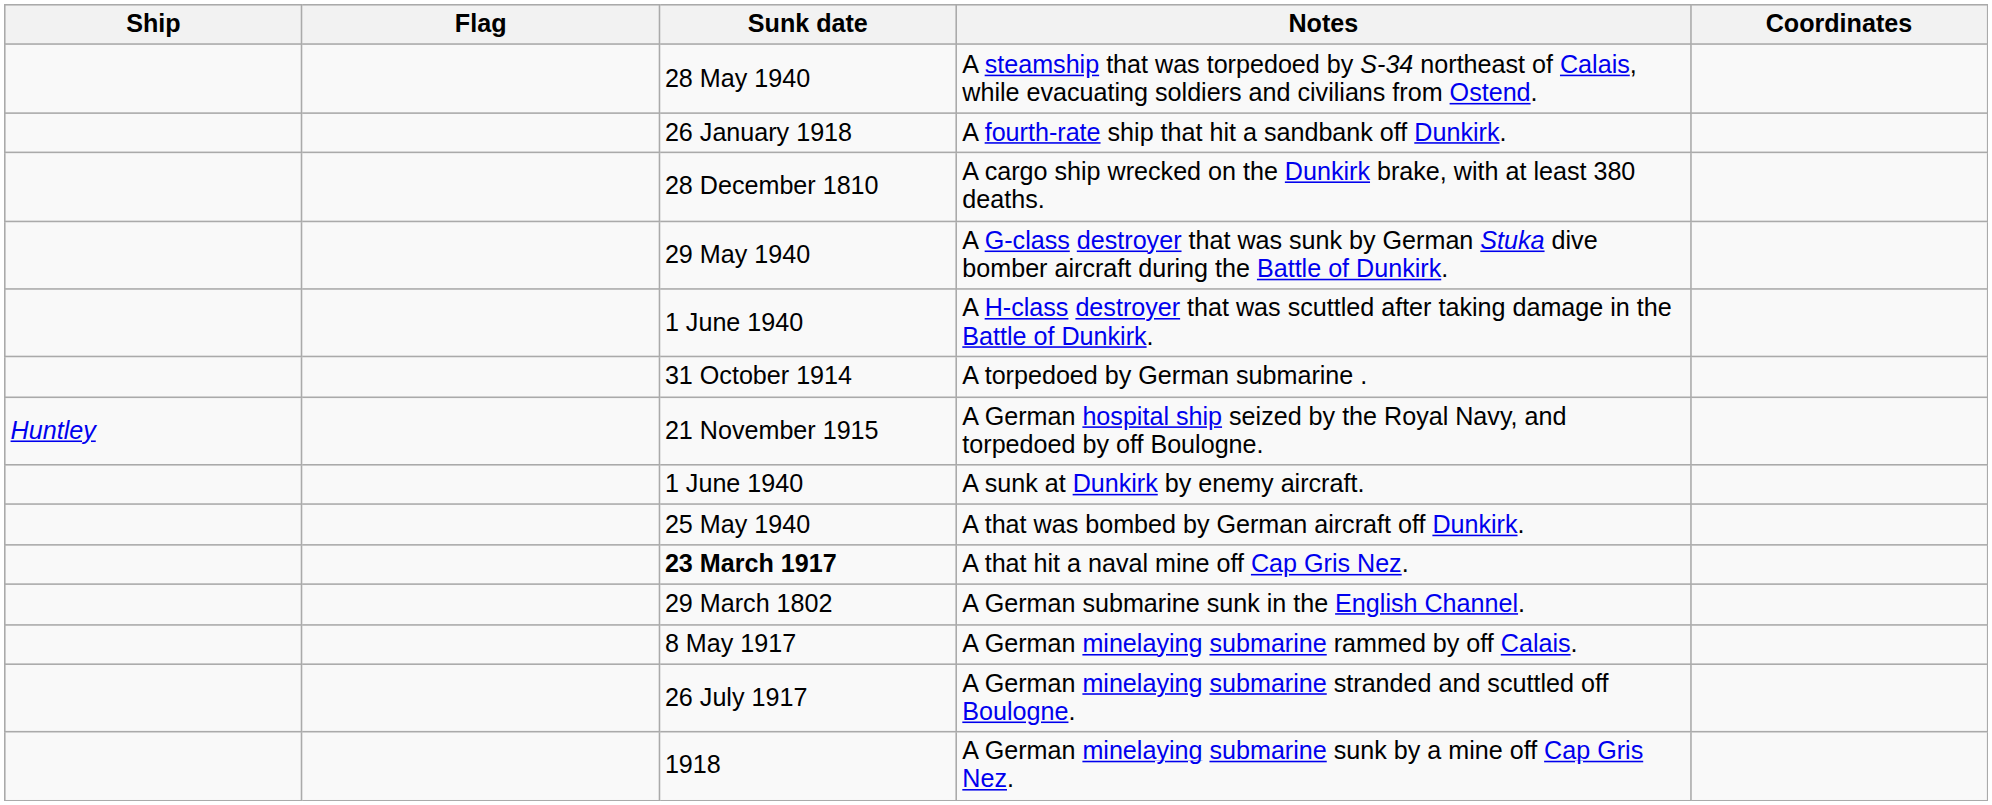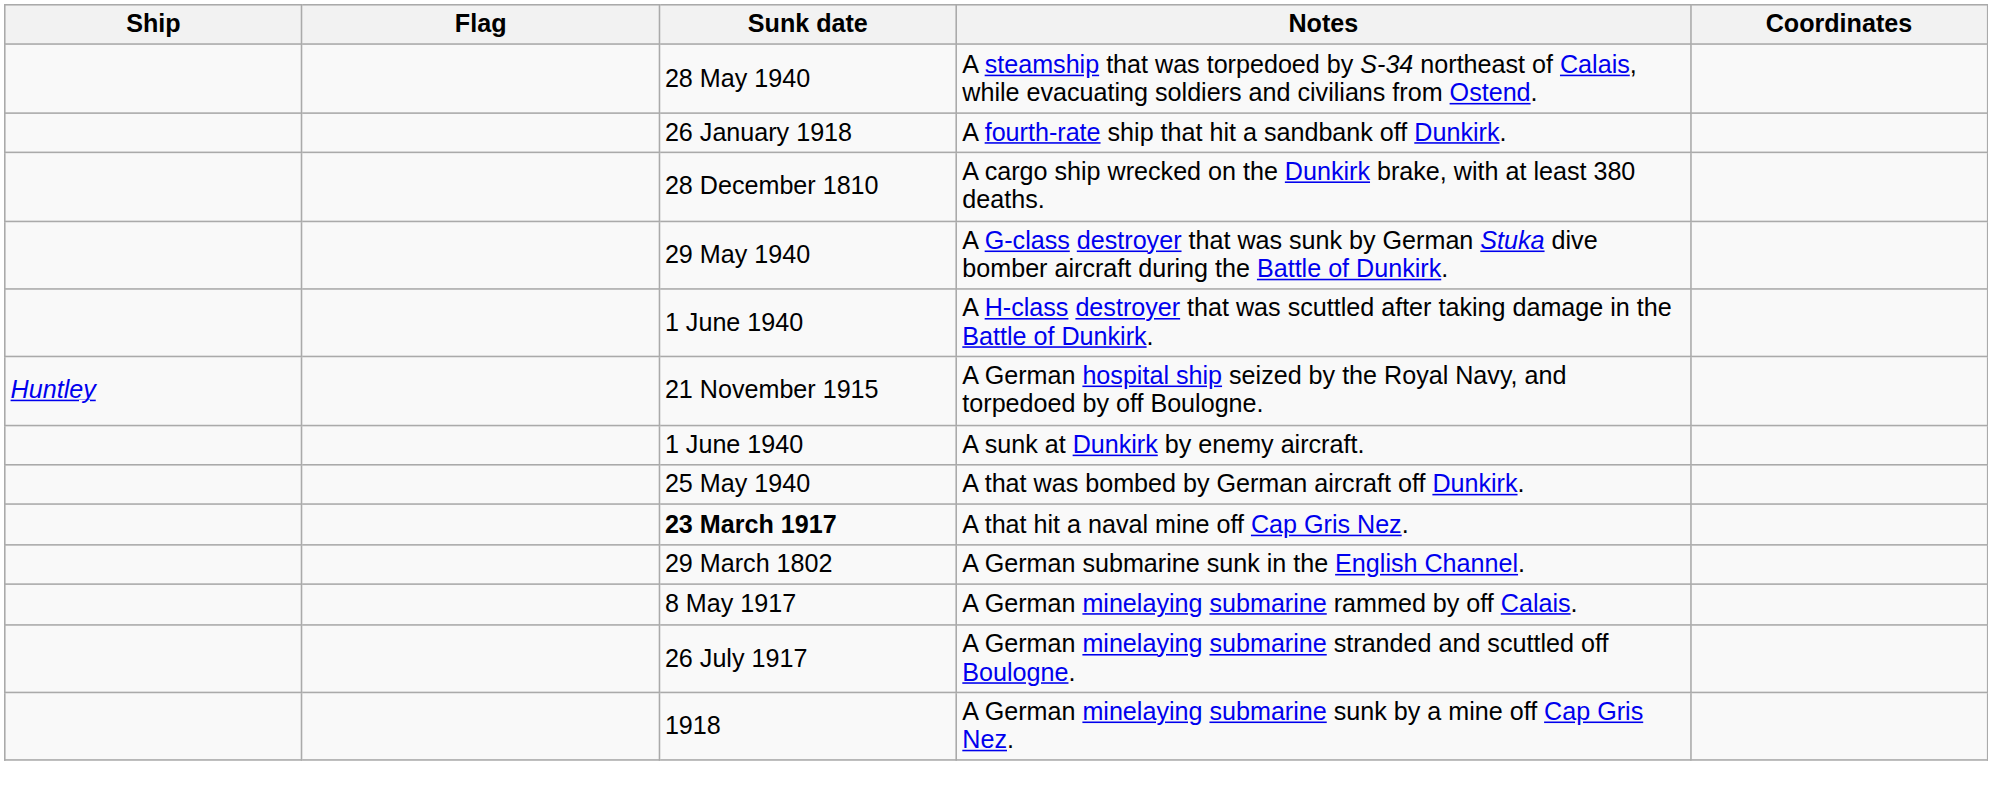- row: (1165, 376)
